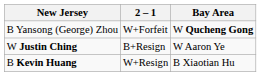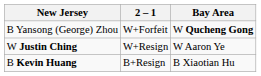(144, 46) B+Resign -> (146, 46) W+Resign
(146, 63) W+Resign -> (144, 63) B+Resign
